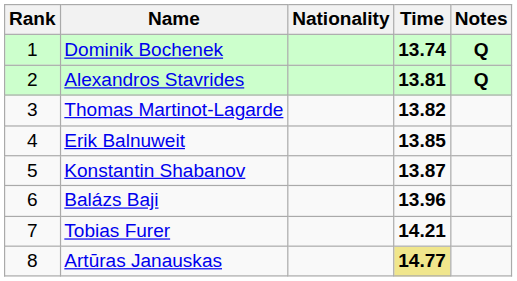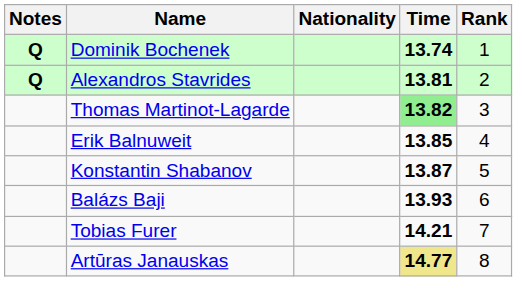columns swapped: (32, 19) <-> (481, 19)
(422, 110) no background -> (428, 110) lightgreen background
(422, 200) 13.96 -> (428, 200) 13.93
